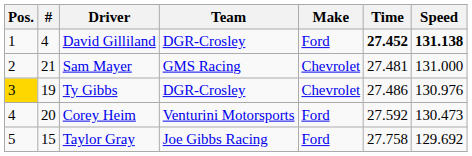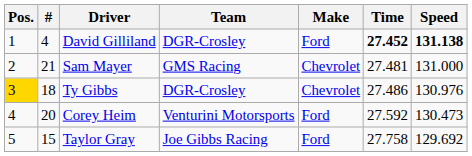(48, 90) 19 -> (48, 90) 18
